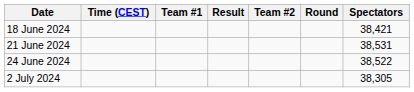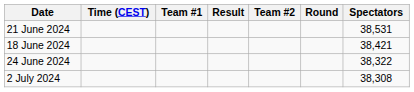rows swapped: (38, 29) <-> (38, 45)
(376, 62) 38,522 -> (376, 62) 38,322
(376, 78) 38,305 -> (376, 78) 38,308
